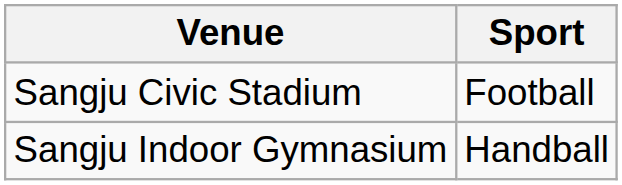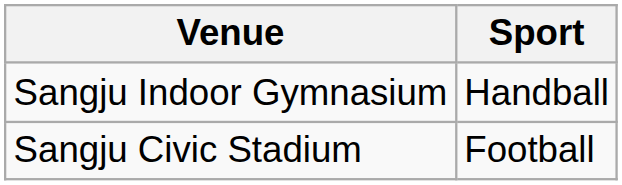rows swapped: (188, 91) <-> (230, 149)
